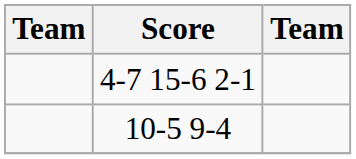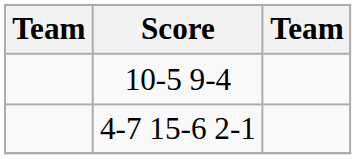rows swapped: (178, 128) <-> (178, 78)
